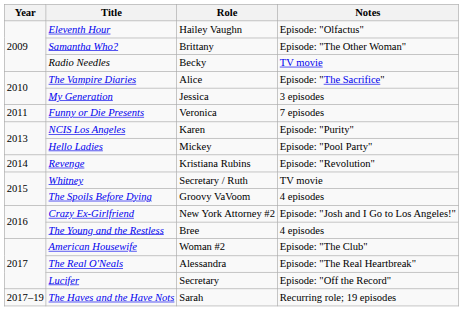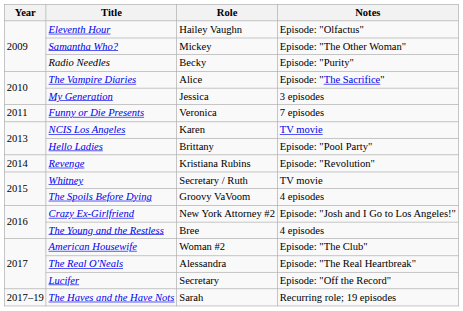(197, 46) Brittany -> (195, 46) Mickey
(301, 63) TV movie -> (317, 63) Episode: "Purity"
(317, 130) Episode: "Purity" -> (301, 130) TV movie
(195, 146) Mickey -> (197, 146) Brittany
